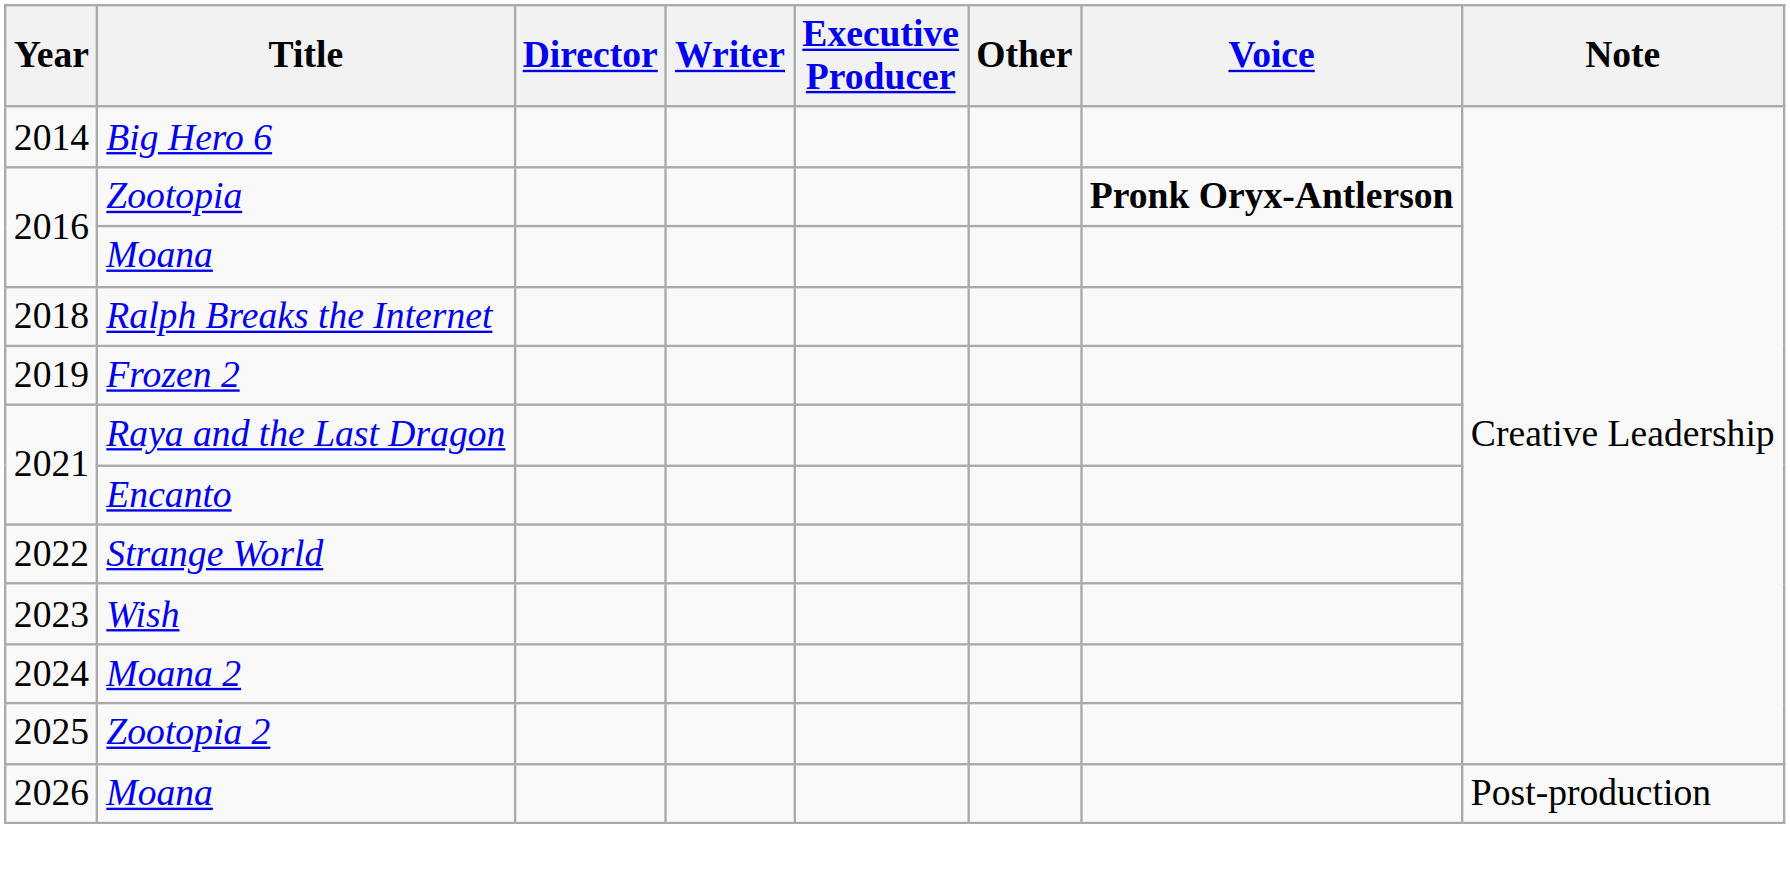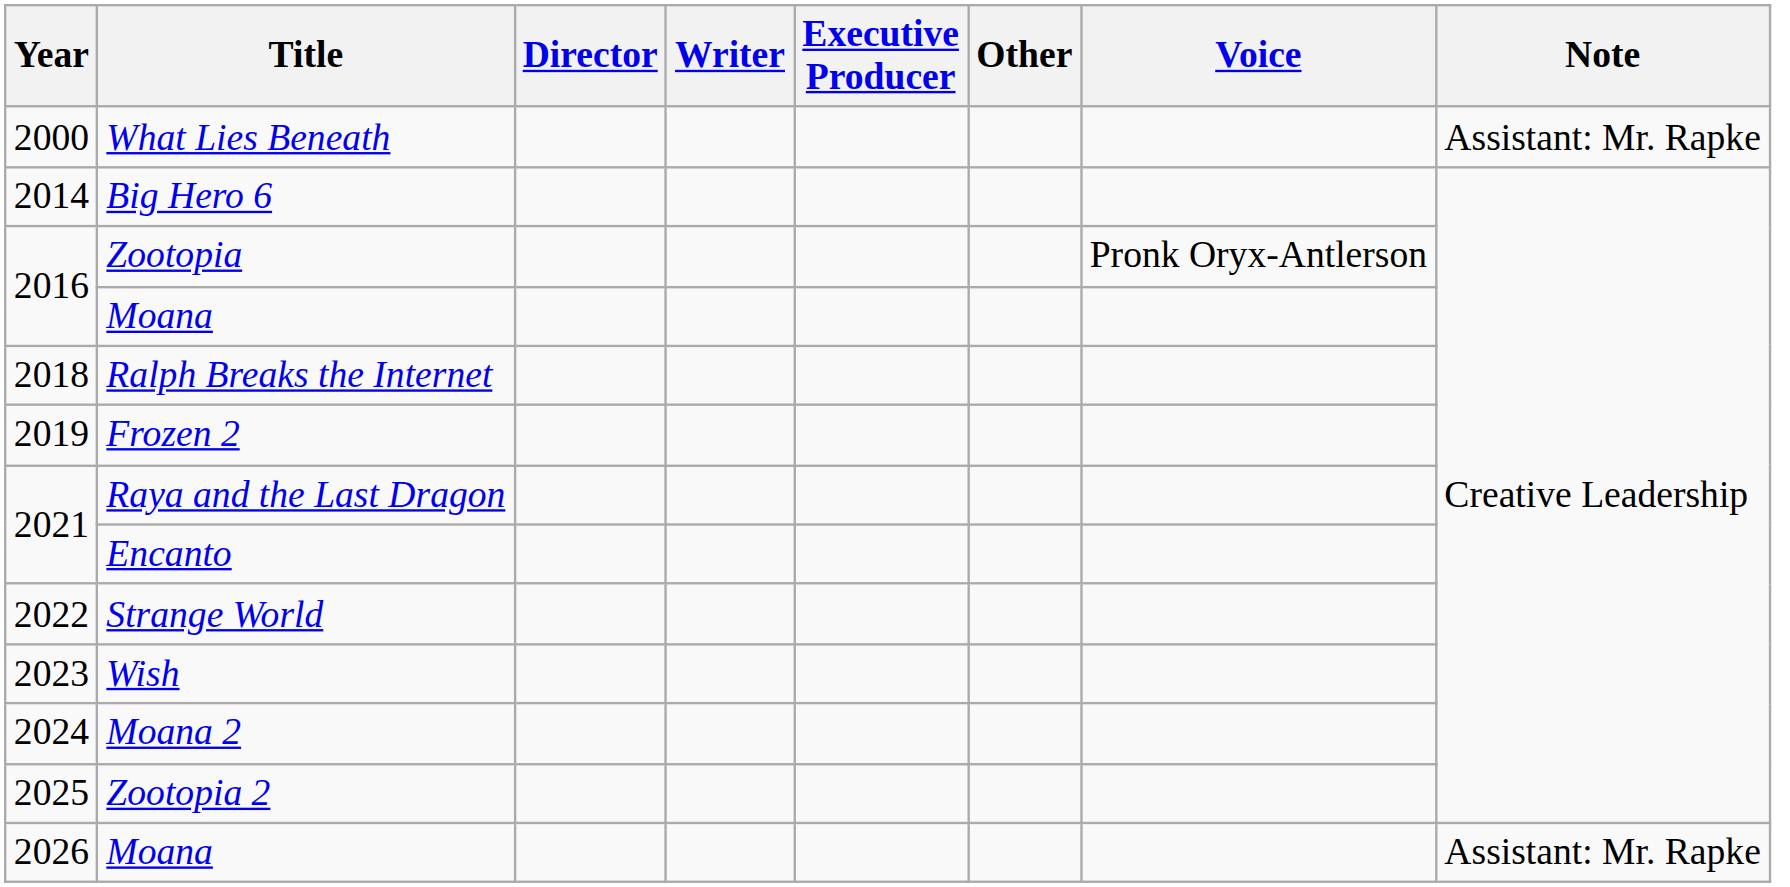+ row: (51, 136)
(1272, 195) bold -> (1258, 255) normal
(1591, 792) Post-production -> (1603, 851) Assistant: Mr. Rapke
